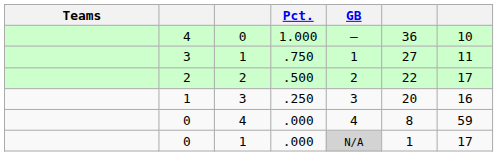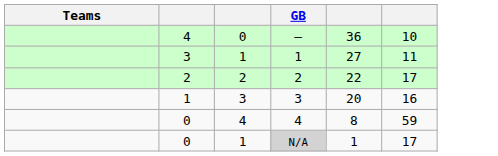- column: (298, 15)
